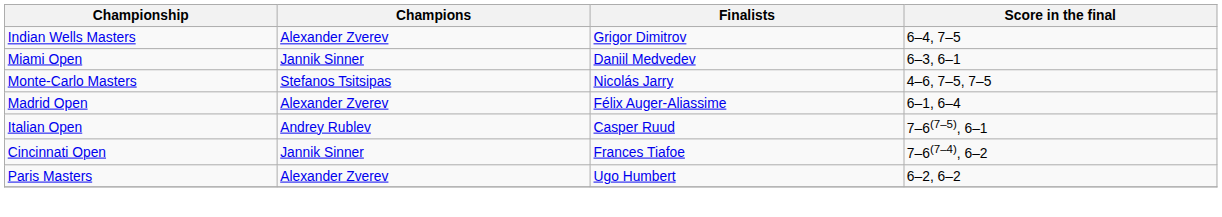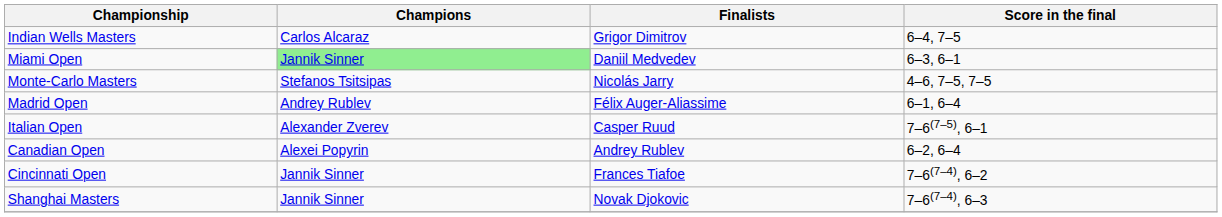(334, 38) Alexander Zverev -> (325, 38) Carlos Alcaraz
(322, 59) no background -> (322, 59) lightgreen background
(334, 103) Alexander Zverev -> (325, 103) Andrey Rublev
(325, 127) Andrey Rublev -> (334, 127) Alexander Zverev
+ row: (56, 150)
+ row: (63, 200)
- row: (50, 176)
